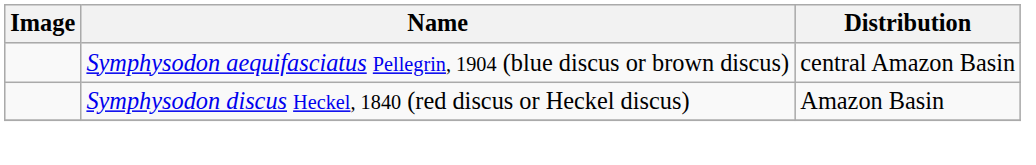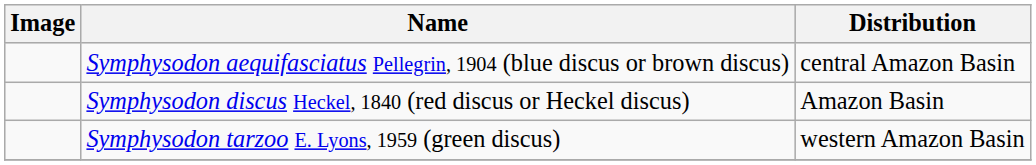+ row: (323, 139)
